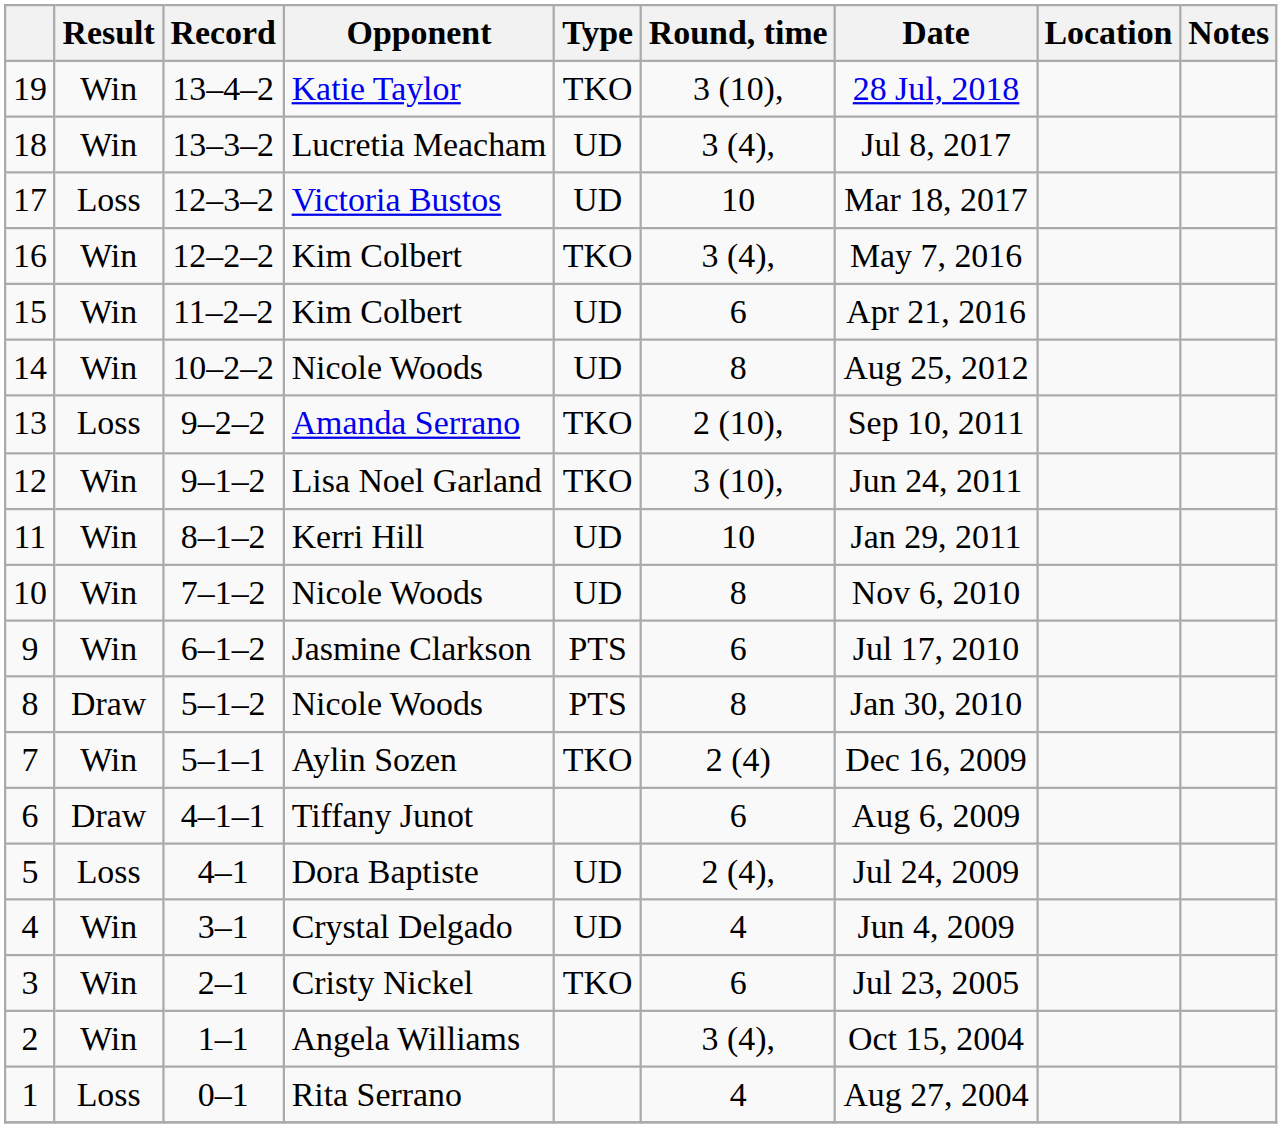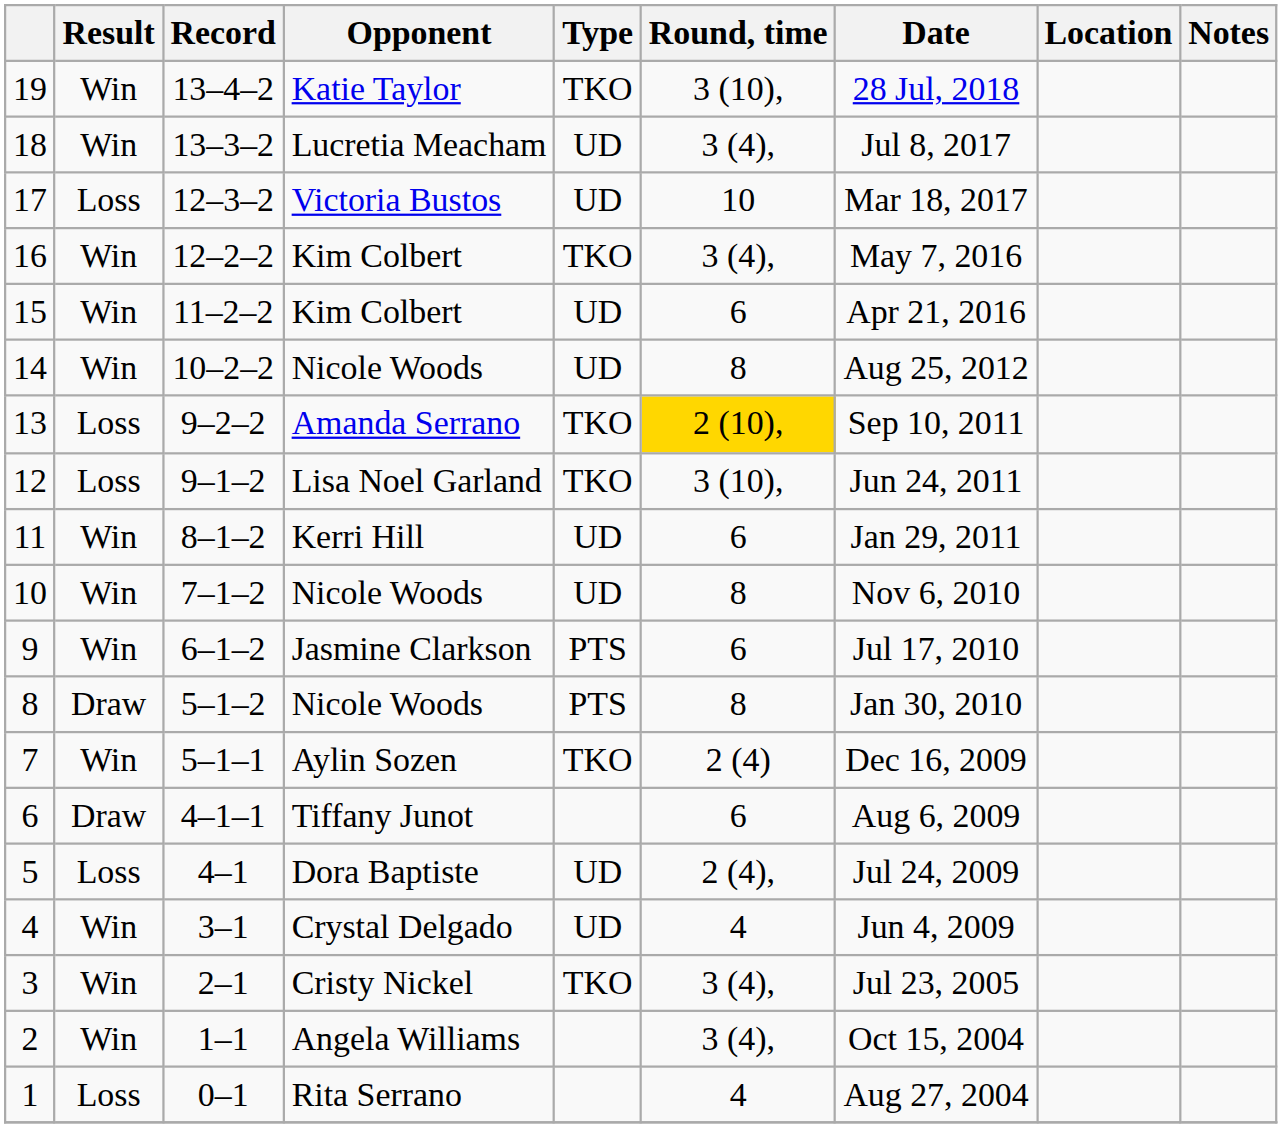(738, 423) no background -> (738, 423) gold background
(109, 479) Win -> (109, 479) Loss
(738, 535) 10 -> (738, 535) 6
(738, 982) 6 -> (738, 982) 3 (4),
